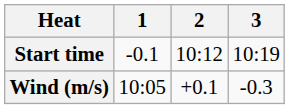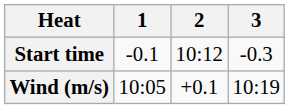(256, 53) 10:19 -> (256, 53) -0.3
(256, 86) -0.3 -> (256, 86) 10:19
